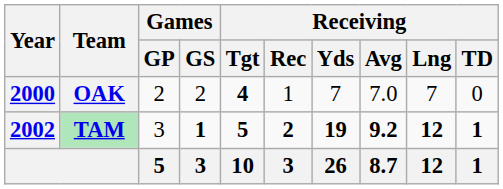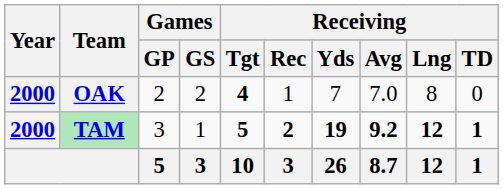(432, 93) 7 -> (432, 93) 8
(32, 129) 2002 -> (32, 129) 2000
(200, 129) bold -> (200, 129) normal
